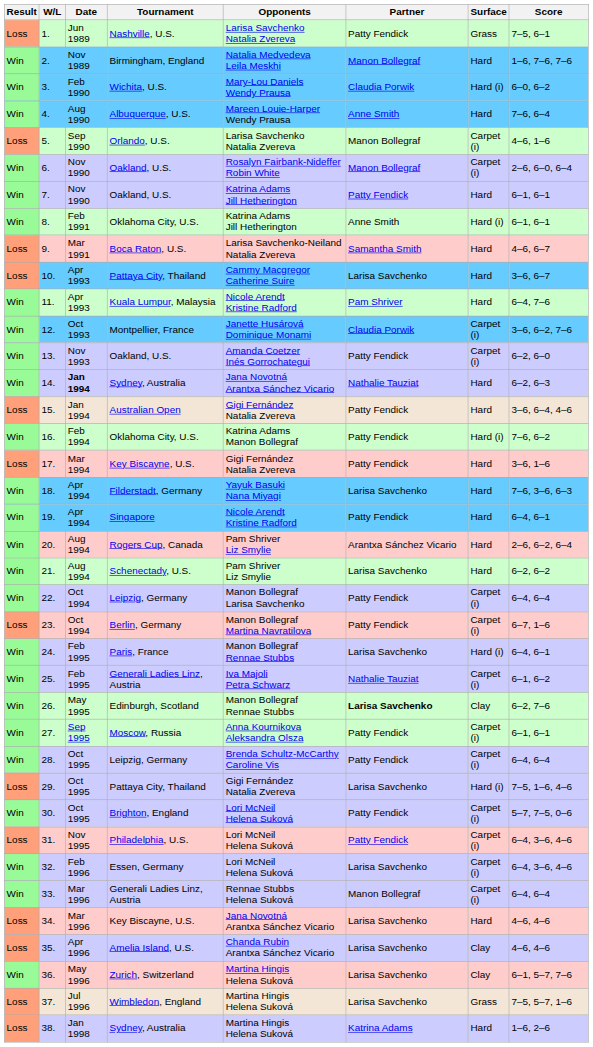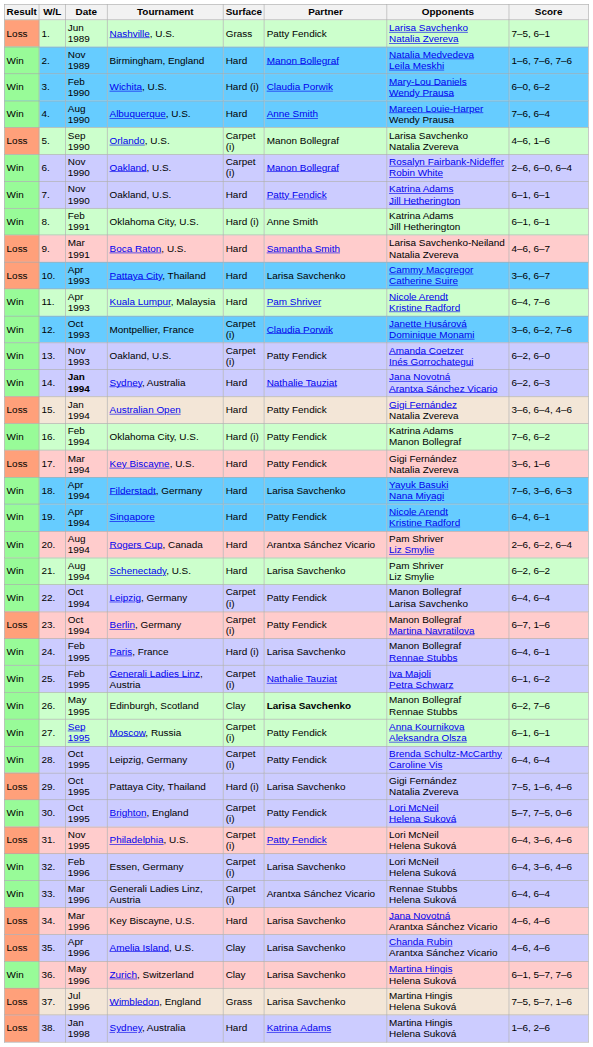columns swapped: (489, 12) <-> (285, 12)
(384, 894) Manon Bollegraf -> (321, 894) Arantxa Sánchez Vicario
